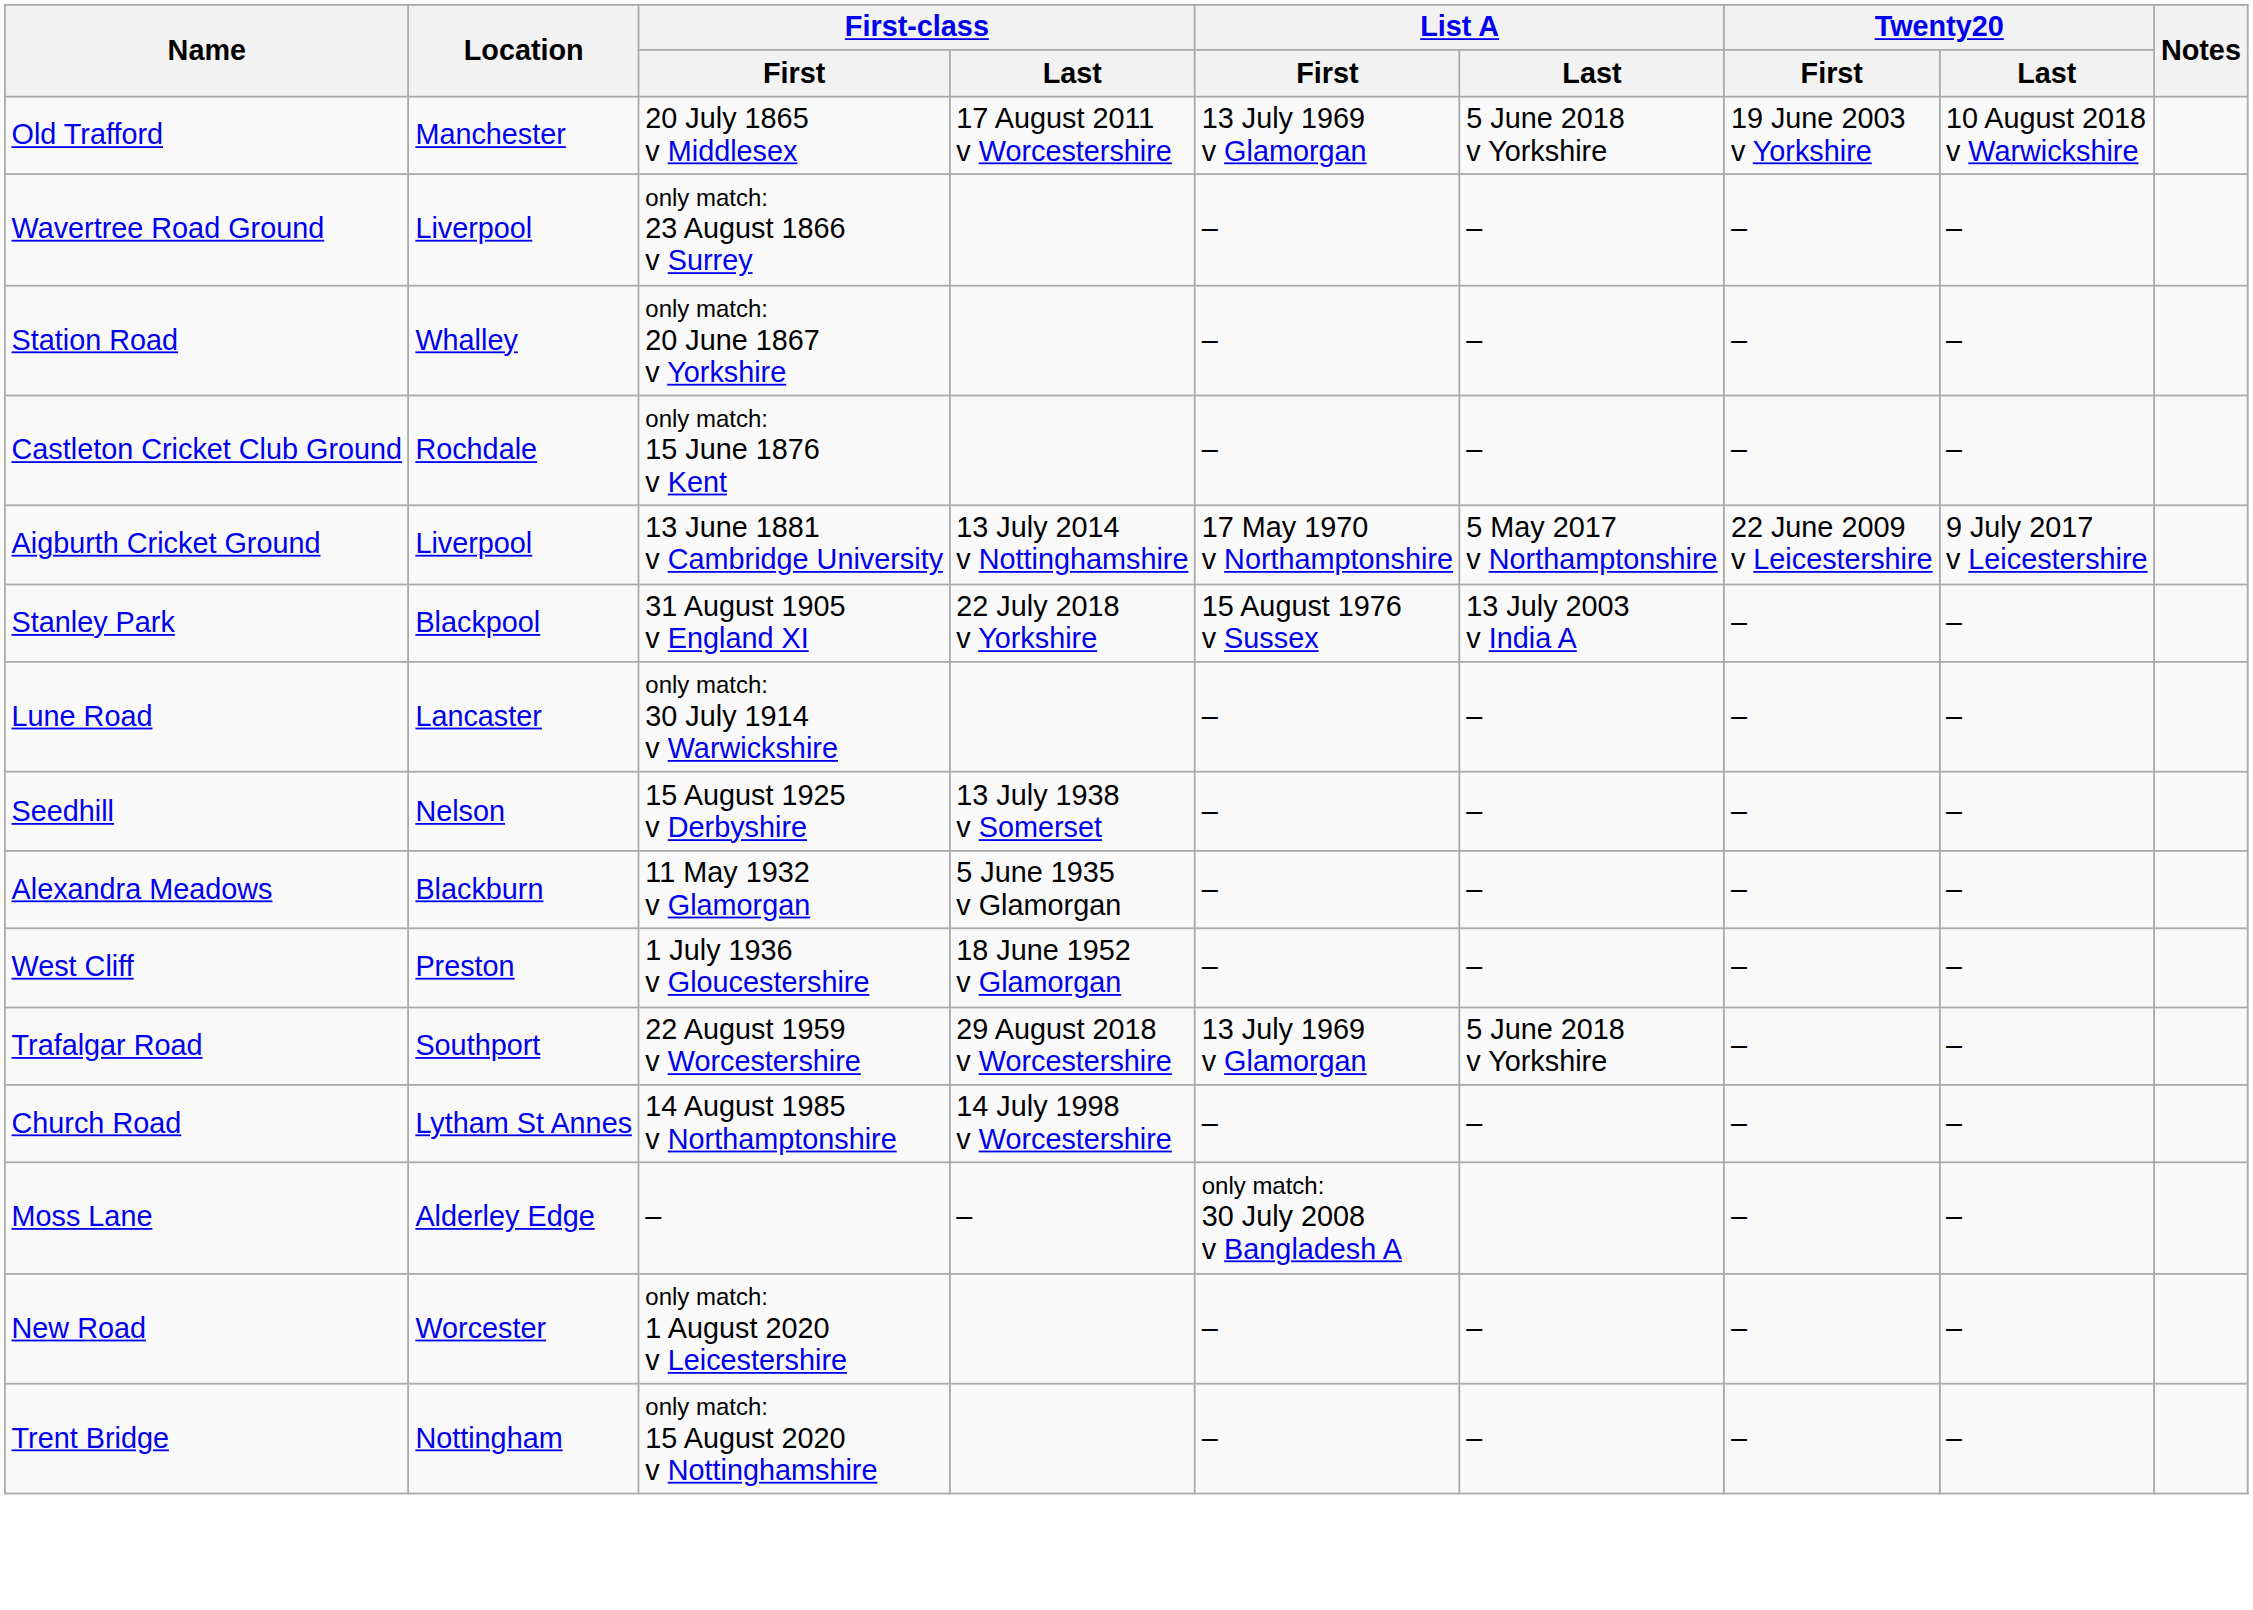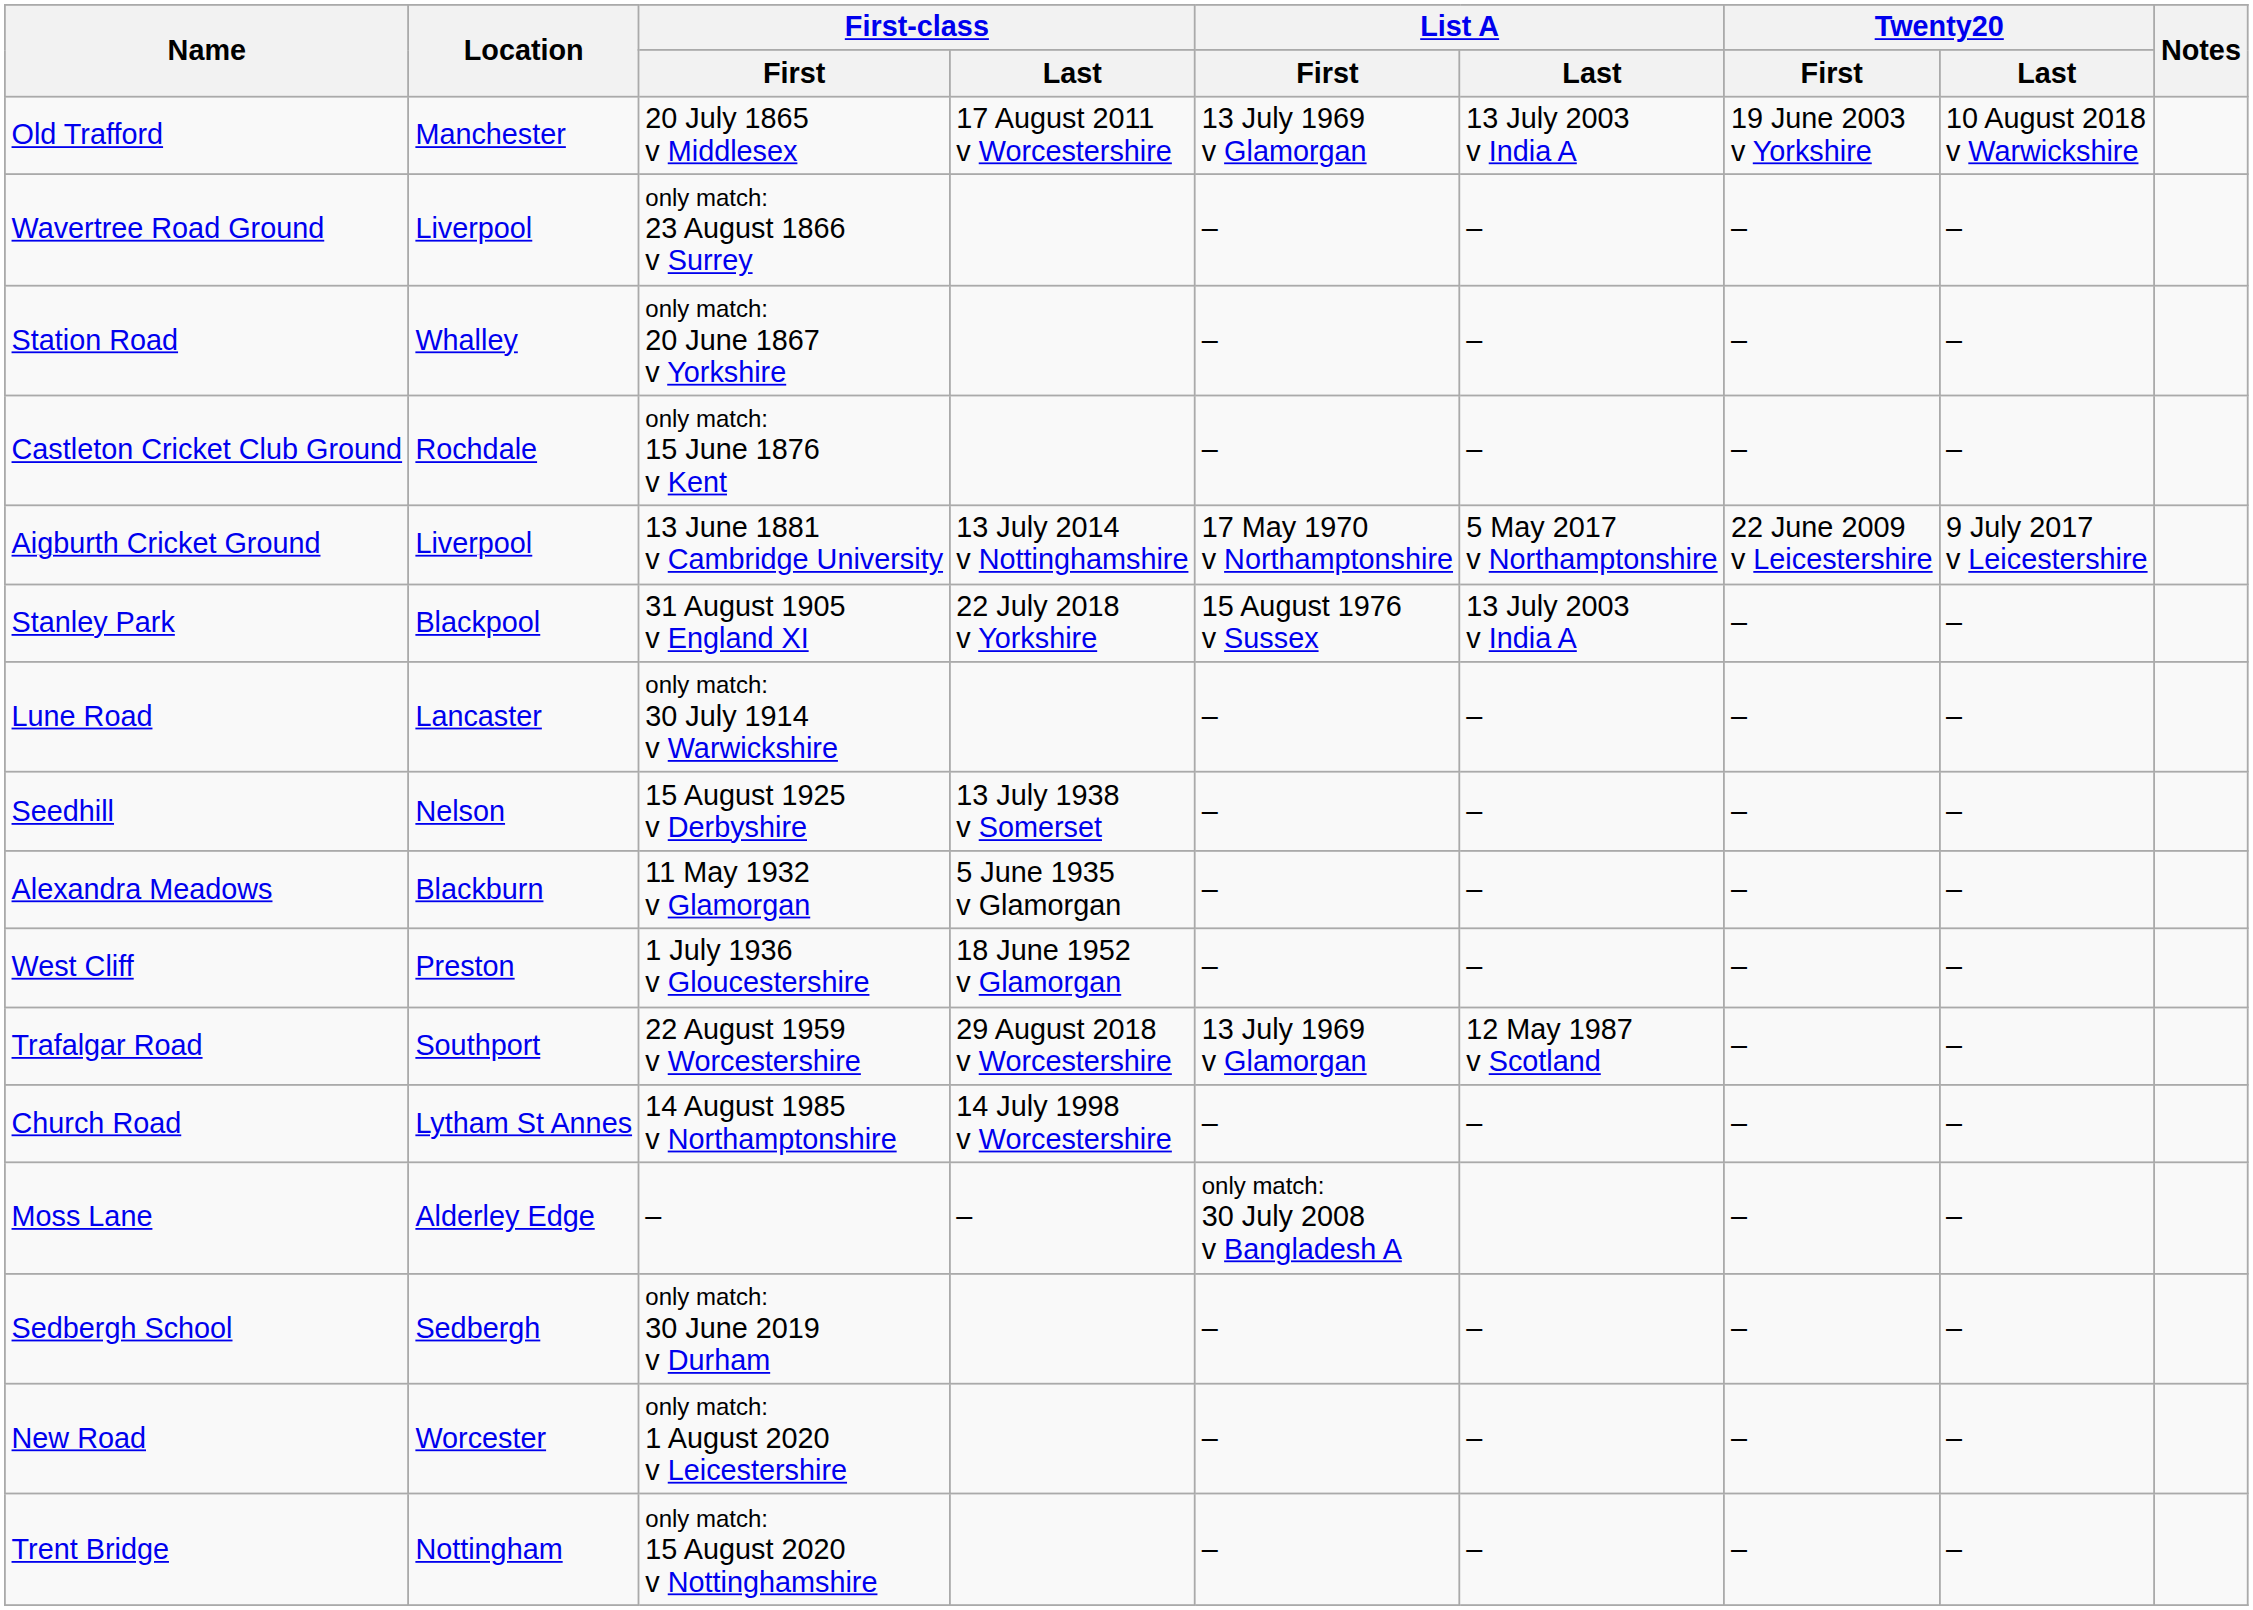(1546, 134) 5 June 2018 v Yorkshire -> (1548, 134) 13 July 2003 v India A
(1546, 1045) 5 June 2018 v Yorkshire -> (1550, 1045) 12 May 1987 v Scotland
+ row: (122, 1328)
